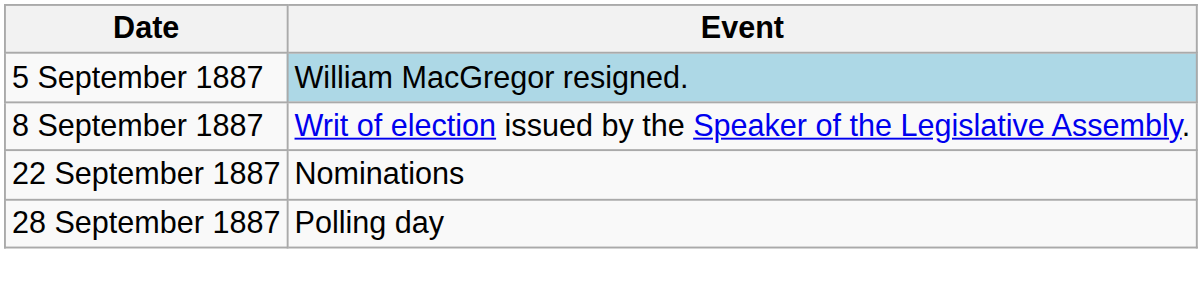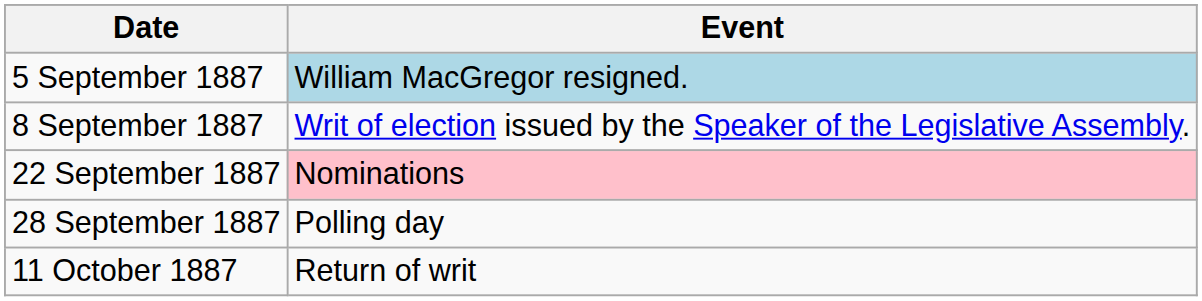(379, 174) no background -> (379, 174) pink background
+ row: (125, 271)
